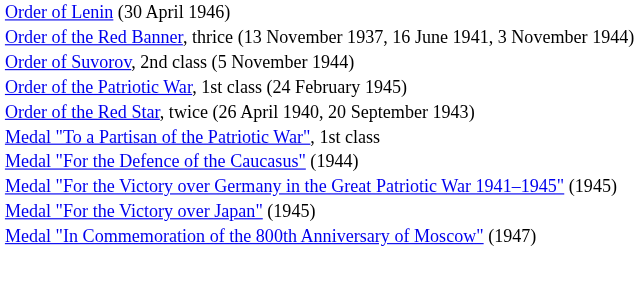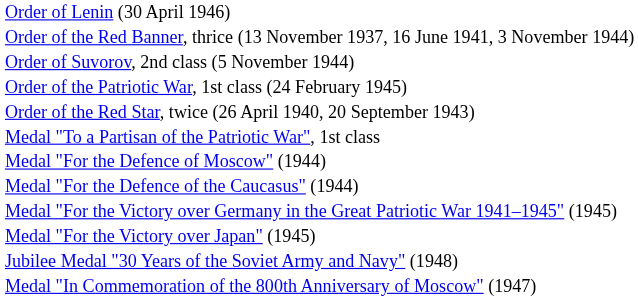+ row: (165, 161)
+ row: (231, 261)
